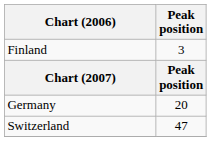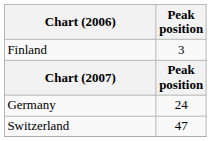(181, 105) 20 -> (181, 105) 24
